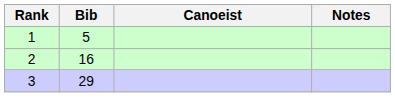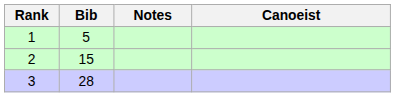columns swapped: (213, 16) <-> (351, 16)
(86, 59) 16 -> (86, 59) 15
(86, 81) 29 -> (86, 81) 28
